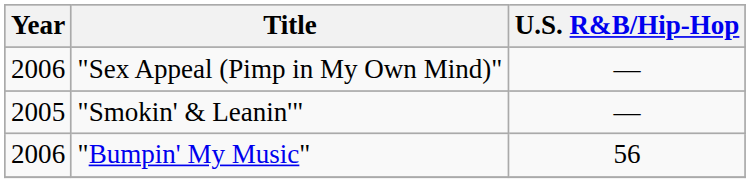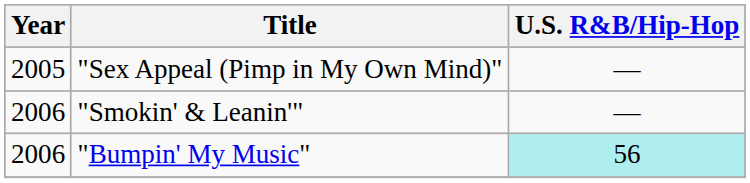(38, 68) 2006 -> (38, 68) 2005
(38, 111) 2005 -> (38, 111) 2006
(627, 154) no background -> (627, 154) paleturquoise background
